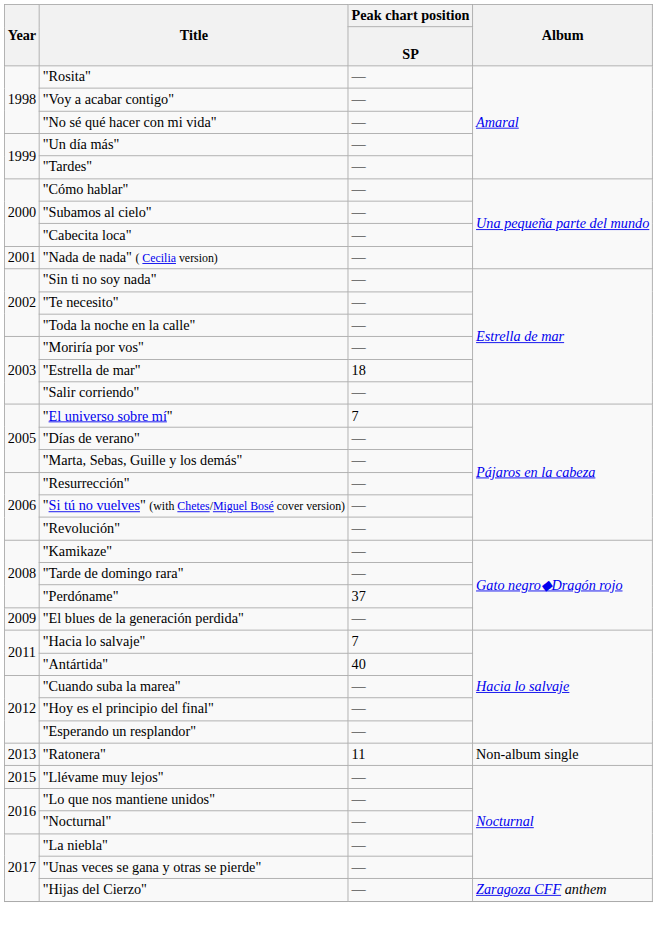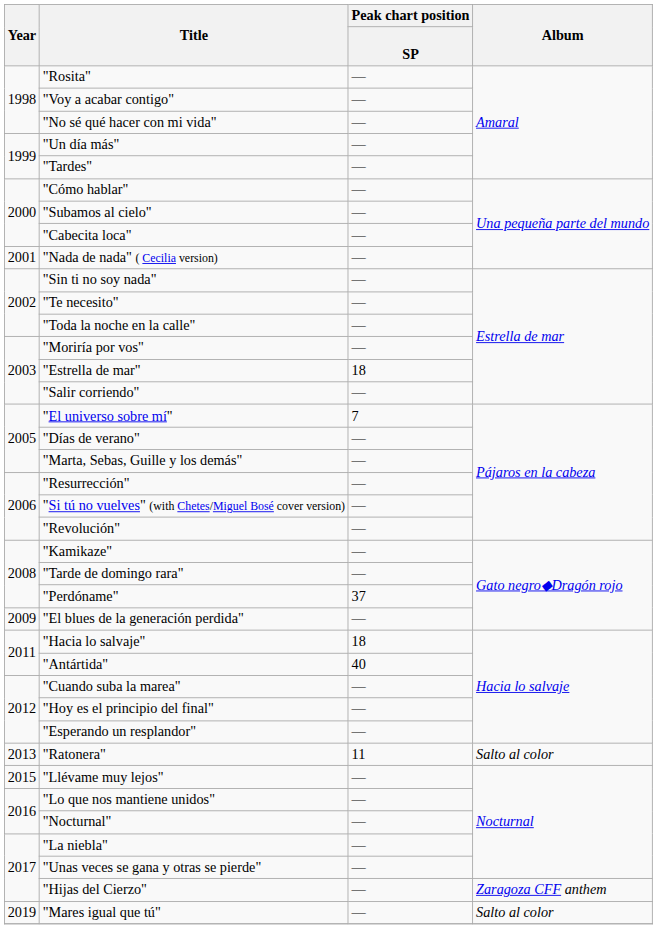(355, 641) 7 -> (359, 641) 18
(527, 754) Non-album single -> (515, 754) Salto al color
+ row: (102, 912)
